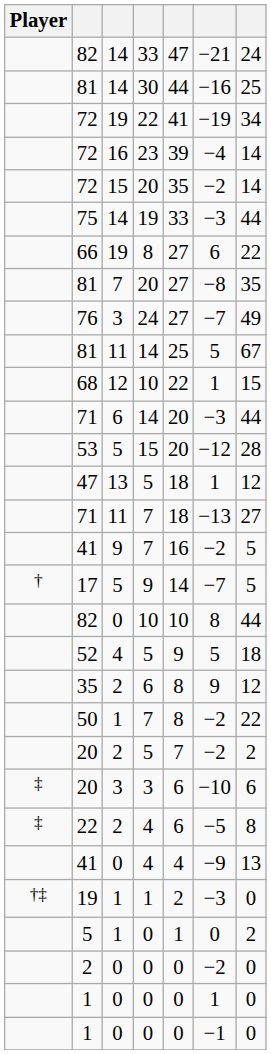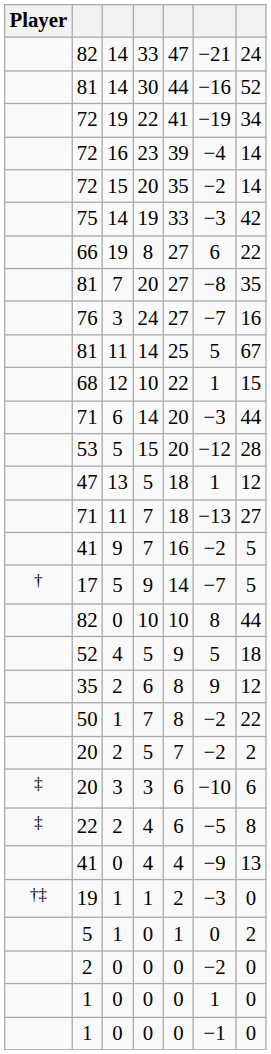(251, 86) 25 -> (251, 86) 52
(251, 218) 44 -> (251, 218) 42
(251, 317) 49 -> (251, 317) 16
